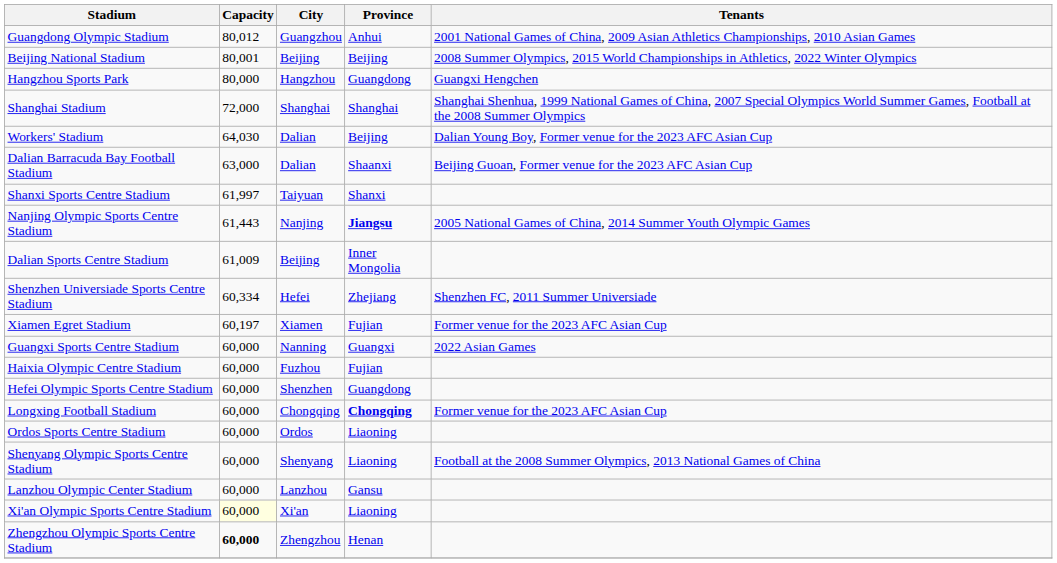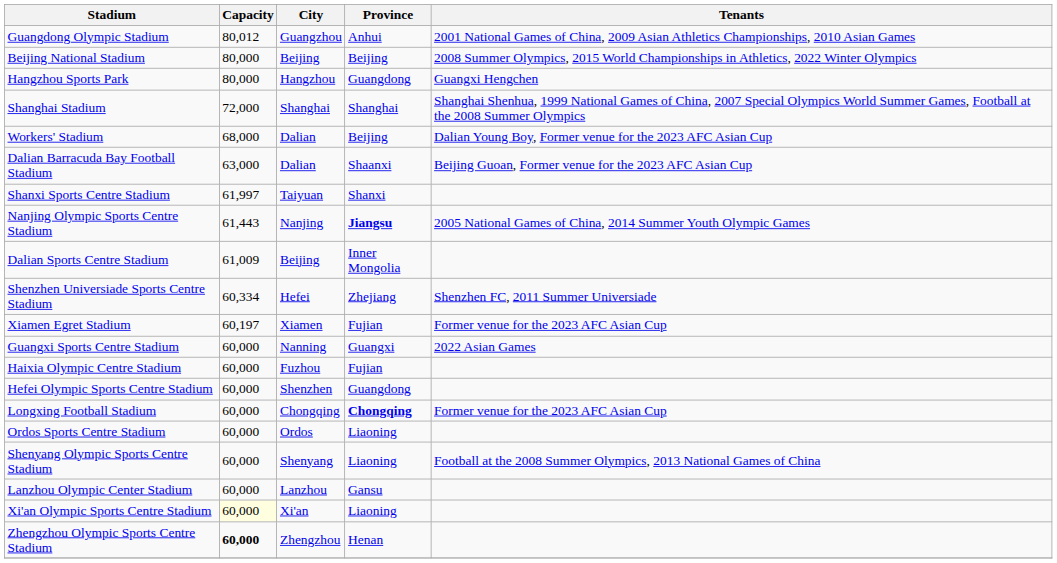(241, 57) 80,001 -> (241, 57) 80,000
(241, 136) 64,030 -> (241, 136) 68,000
